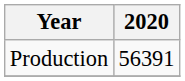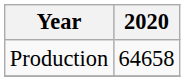(146, 57) 56391 -> (146, 57) 64658
